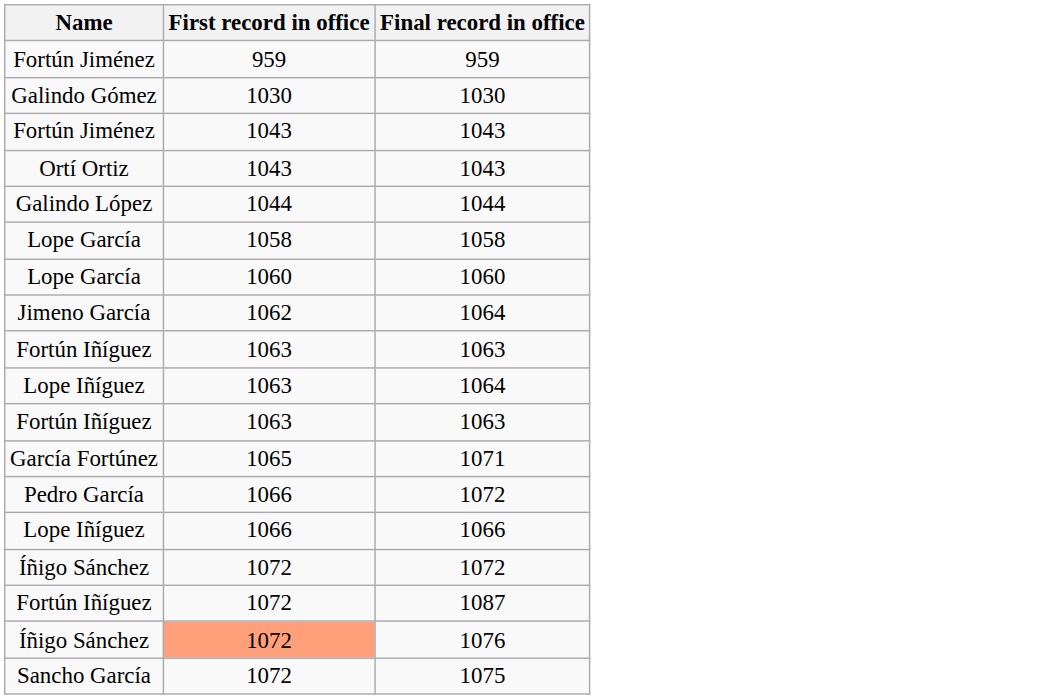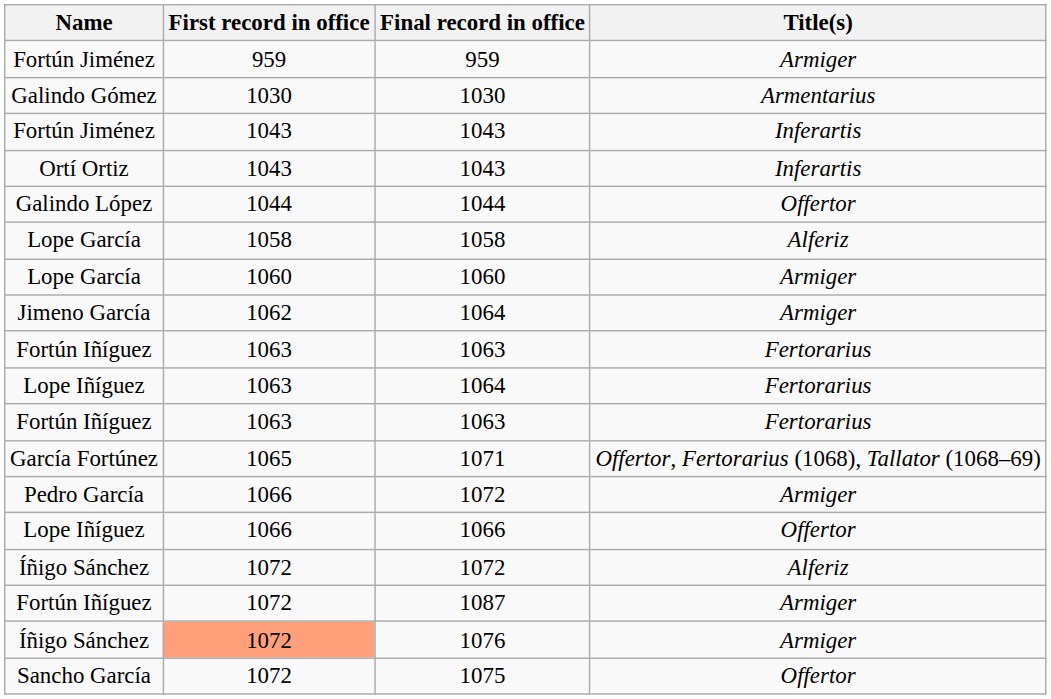+ column: (818, 22)
